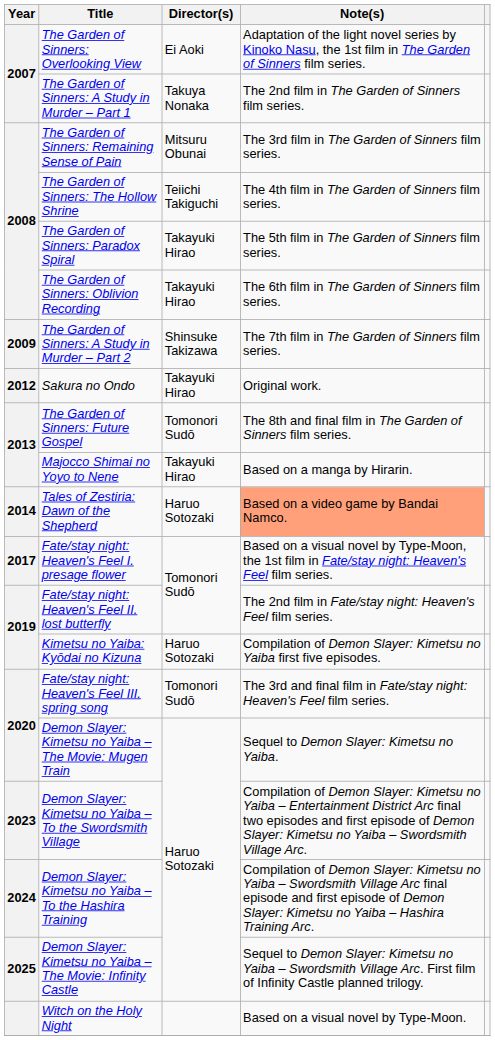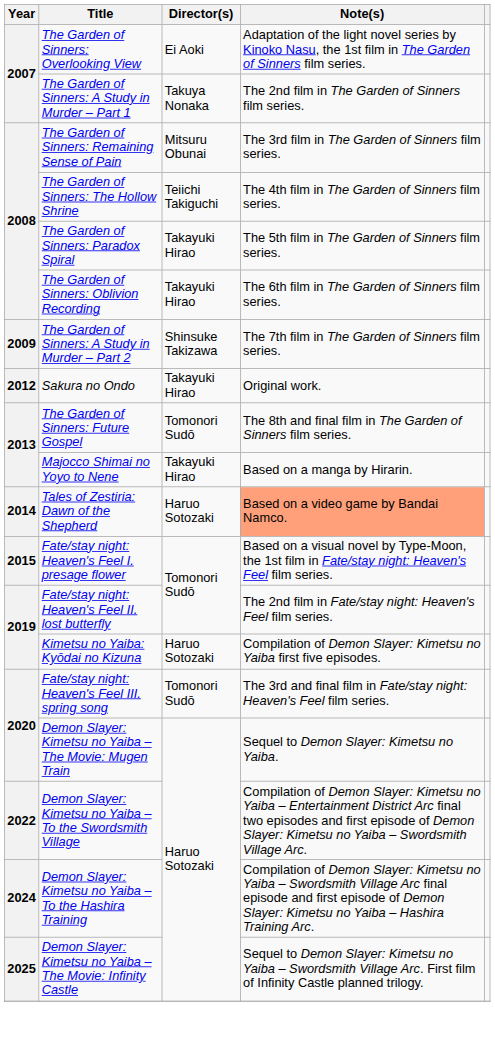(22, 560) 2017 -> (22, 560) 2015
(22, 820) 2023 -> (22, 820) 2022
- row: (92, 1018)
